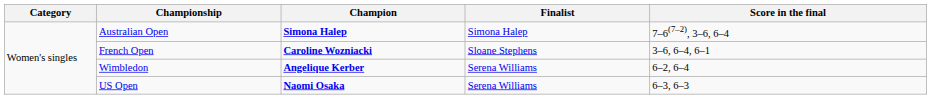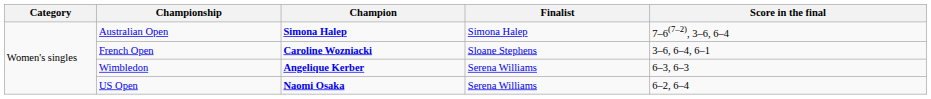(671, 68) 6–2, 6–4 -> (671, 68) 6–3, 6–3
(671, 85) 6–3, 6–3 -> (671, 85) 6–2, 6–4
